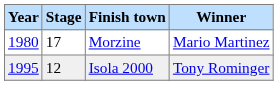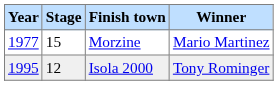(23, 42) 1980 -> (23, 42) 1977
(53, 42) 17 -> (53, 42) 15
